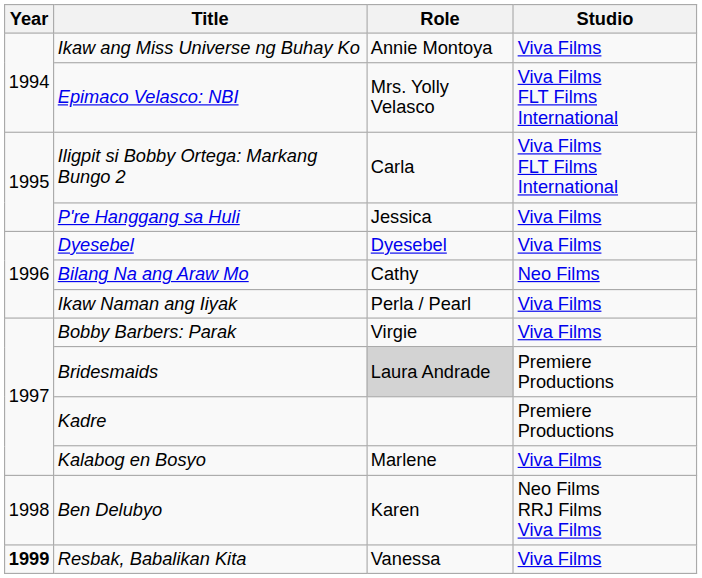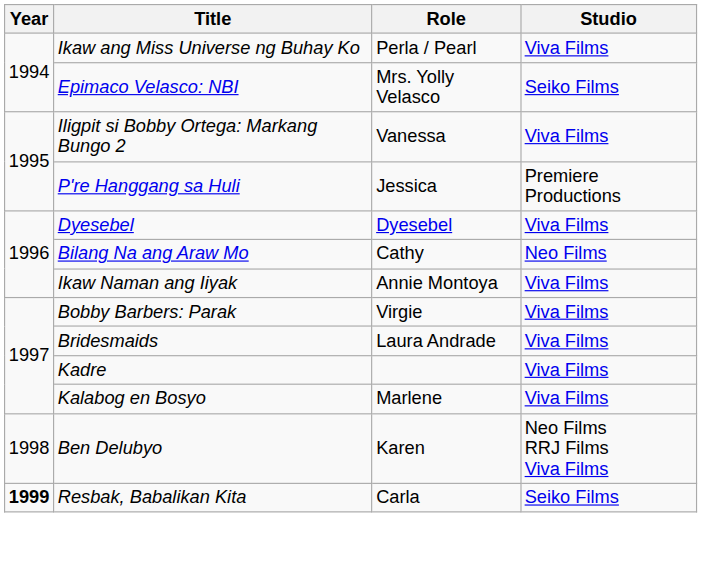(432, 47) Annie Montoya -> (426, 47) Perla / Pearl
(568, 97) Viva Films FLT Films International -> (572, 87) Seiko Films
(393, 167) Carla -> (411, 136) Vanessa
(568, 167) Viva Films FLT Films International -> (567, 136) Viva Films
(560, 216) Viva Films -> (573, 185) Premiere Productions
(421, 303) Perla / Pearl -> (437, 283) Annie Montoya
(431, 371) lightgrey background -> (436, 340) no background
(566, 371) Premiere Productions -> (567, 340) Viva Films
(566, 421) Premiere Productions -> (567, 369) Viva Films
(406, 559) Vanessa -> (398, 497) Carla
(560, 559) Viva Films -> (572, 497) Seiko Films
